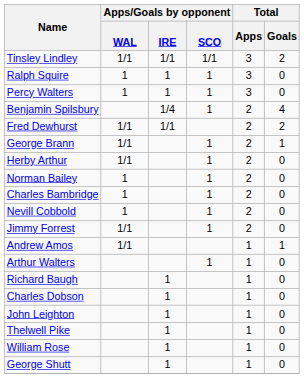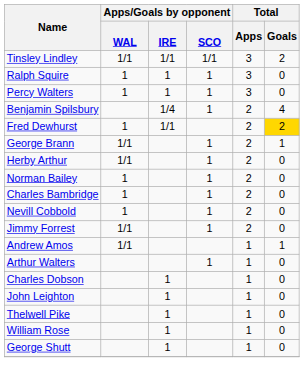(125, 127) 1/1 -> (125, 127) 1
(282, 127) no background -> (282, 127) gold background
- row: (42, 280)
